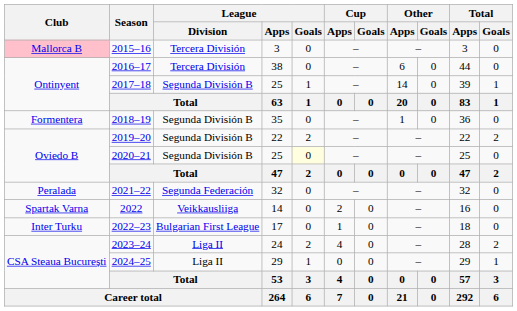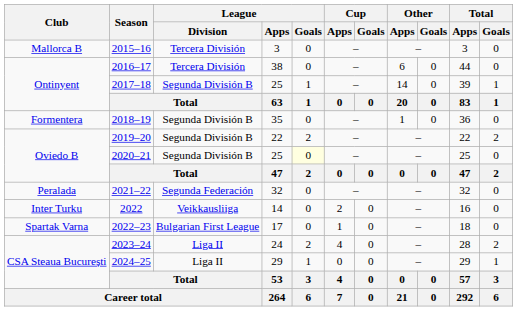(57, 48) pink background -> (57, 48) no background
(57, 208) Spartak Varna -> (57, 208) Inter Turku
(57, 226) Inter Turku -> (57, 226) Spartak Varna
